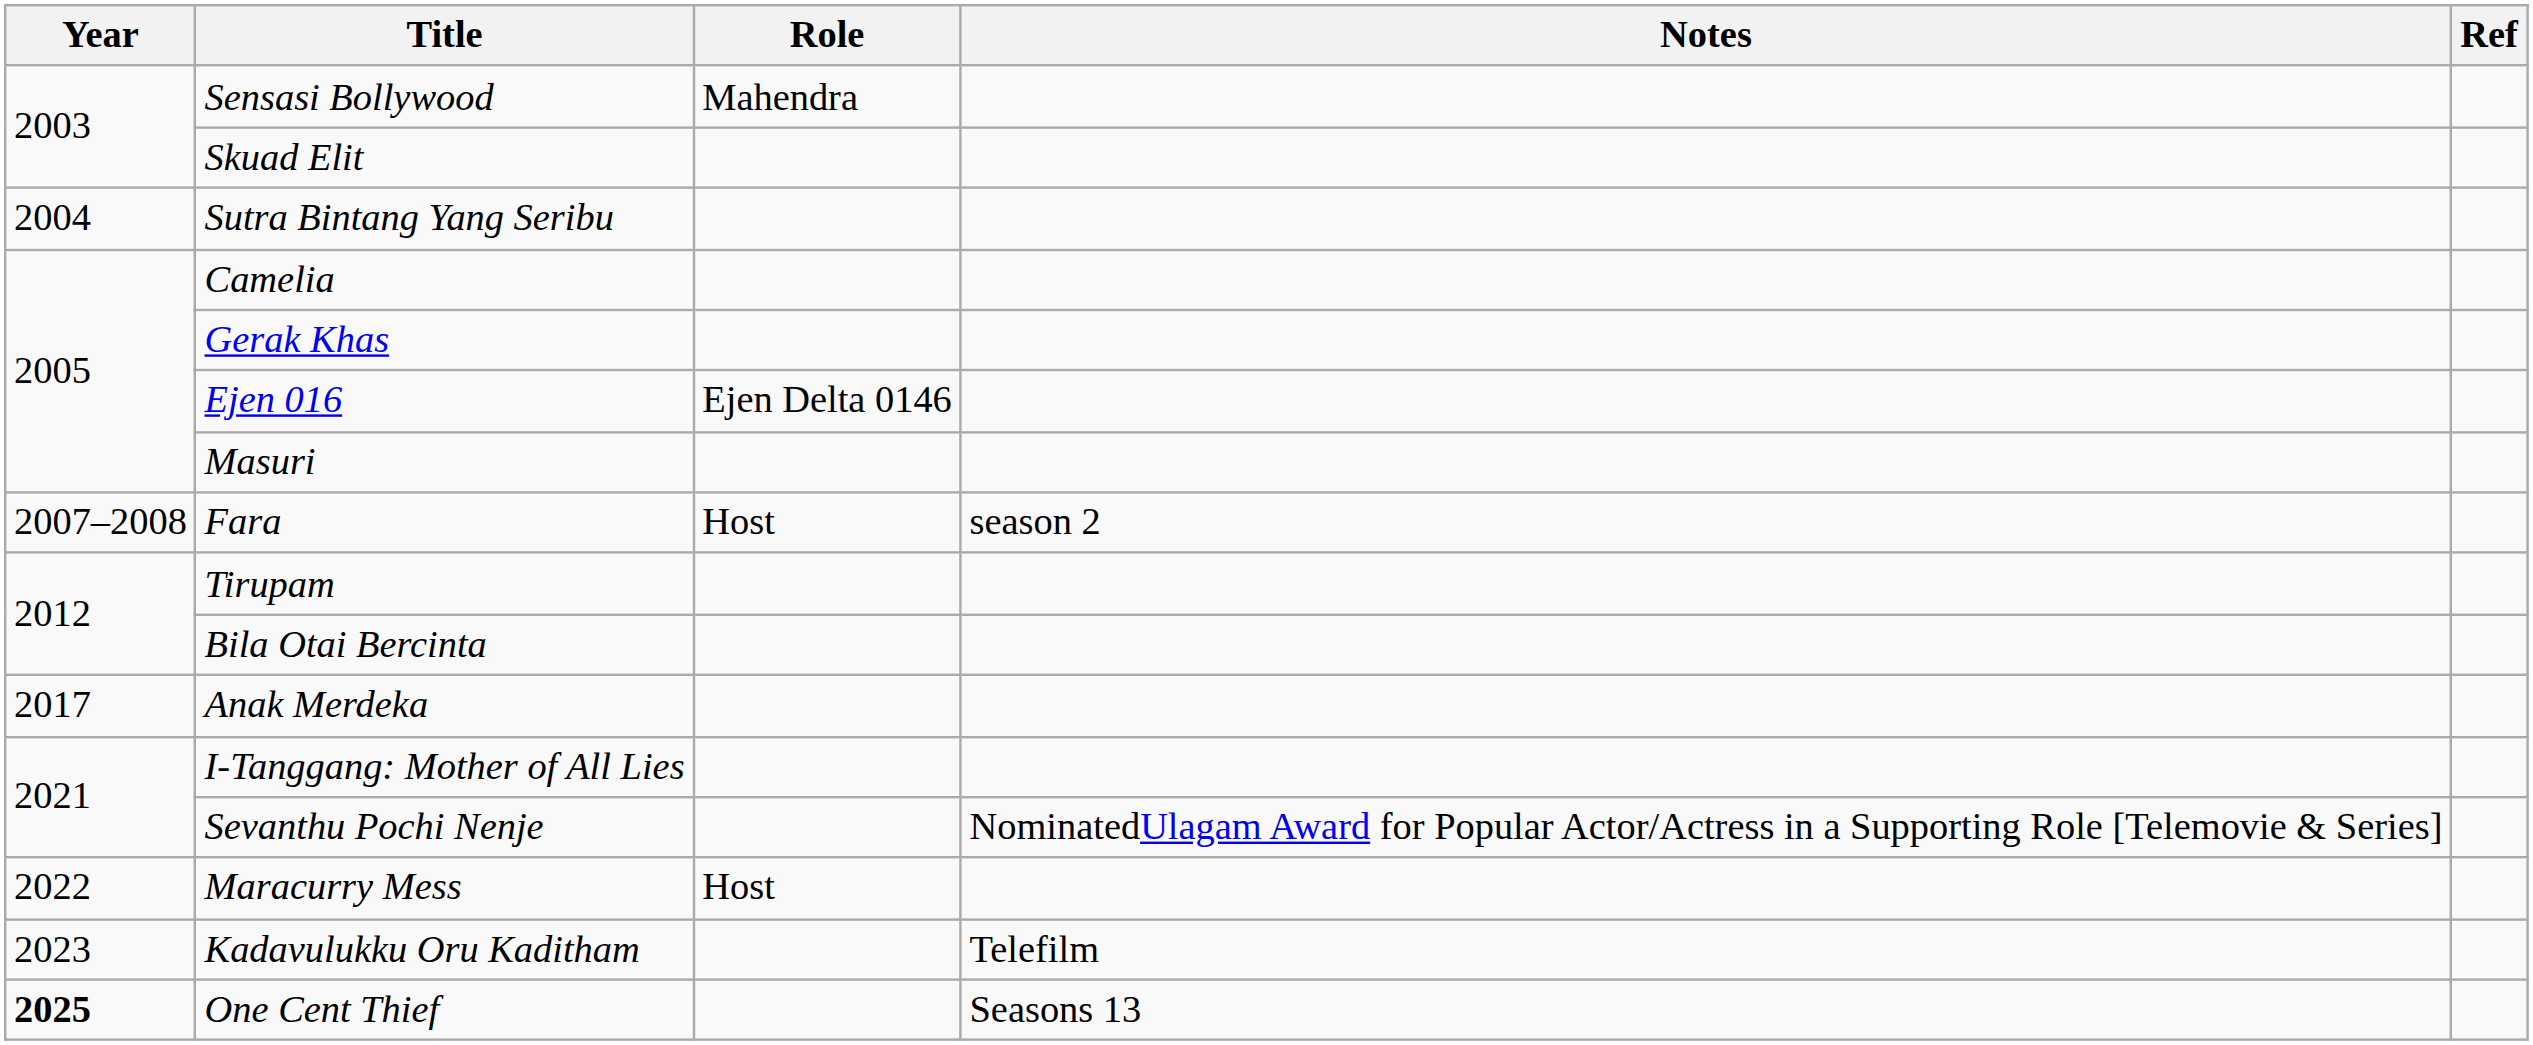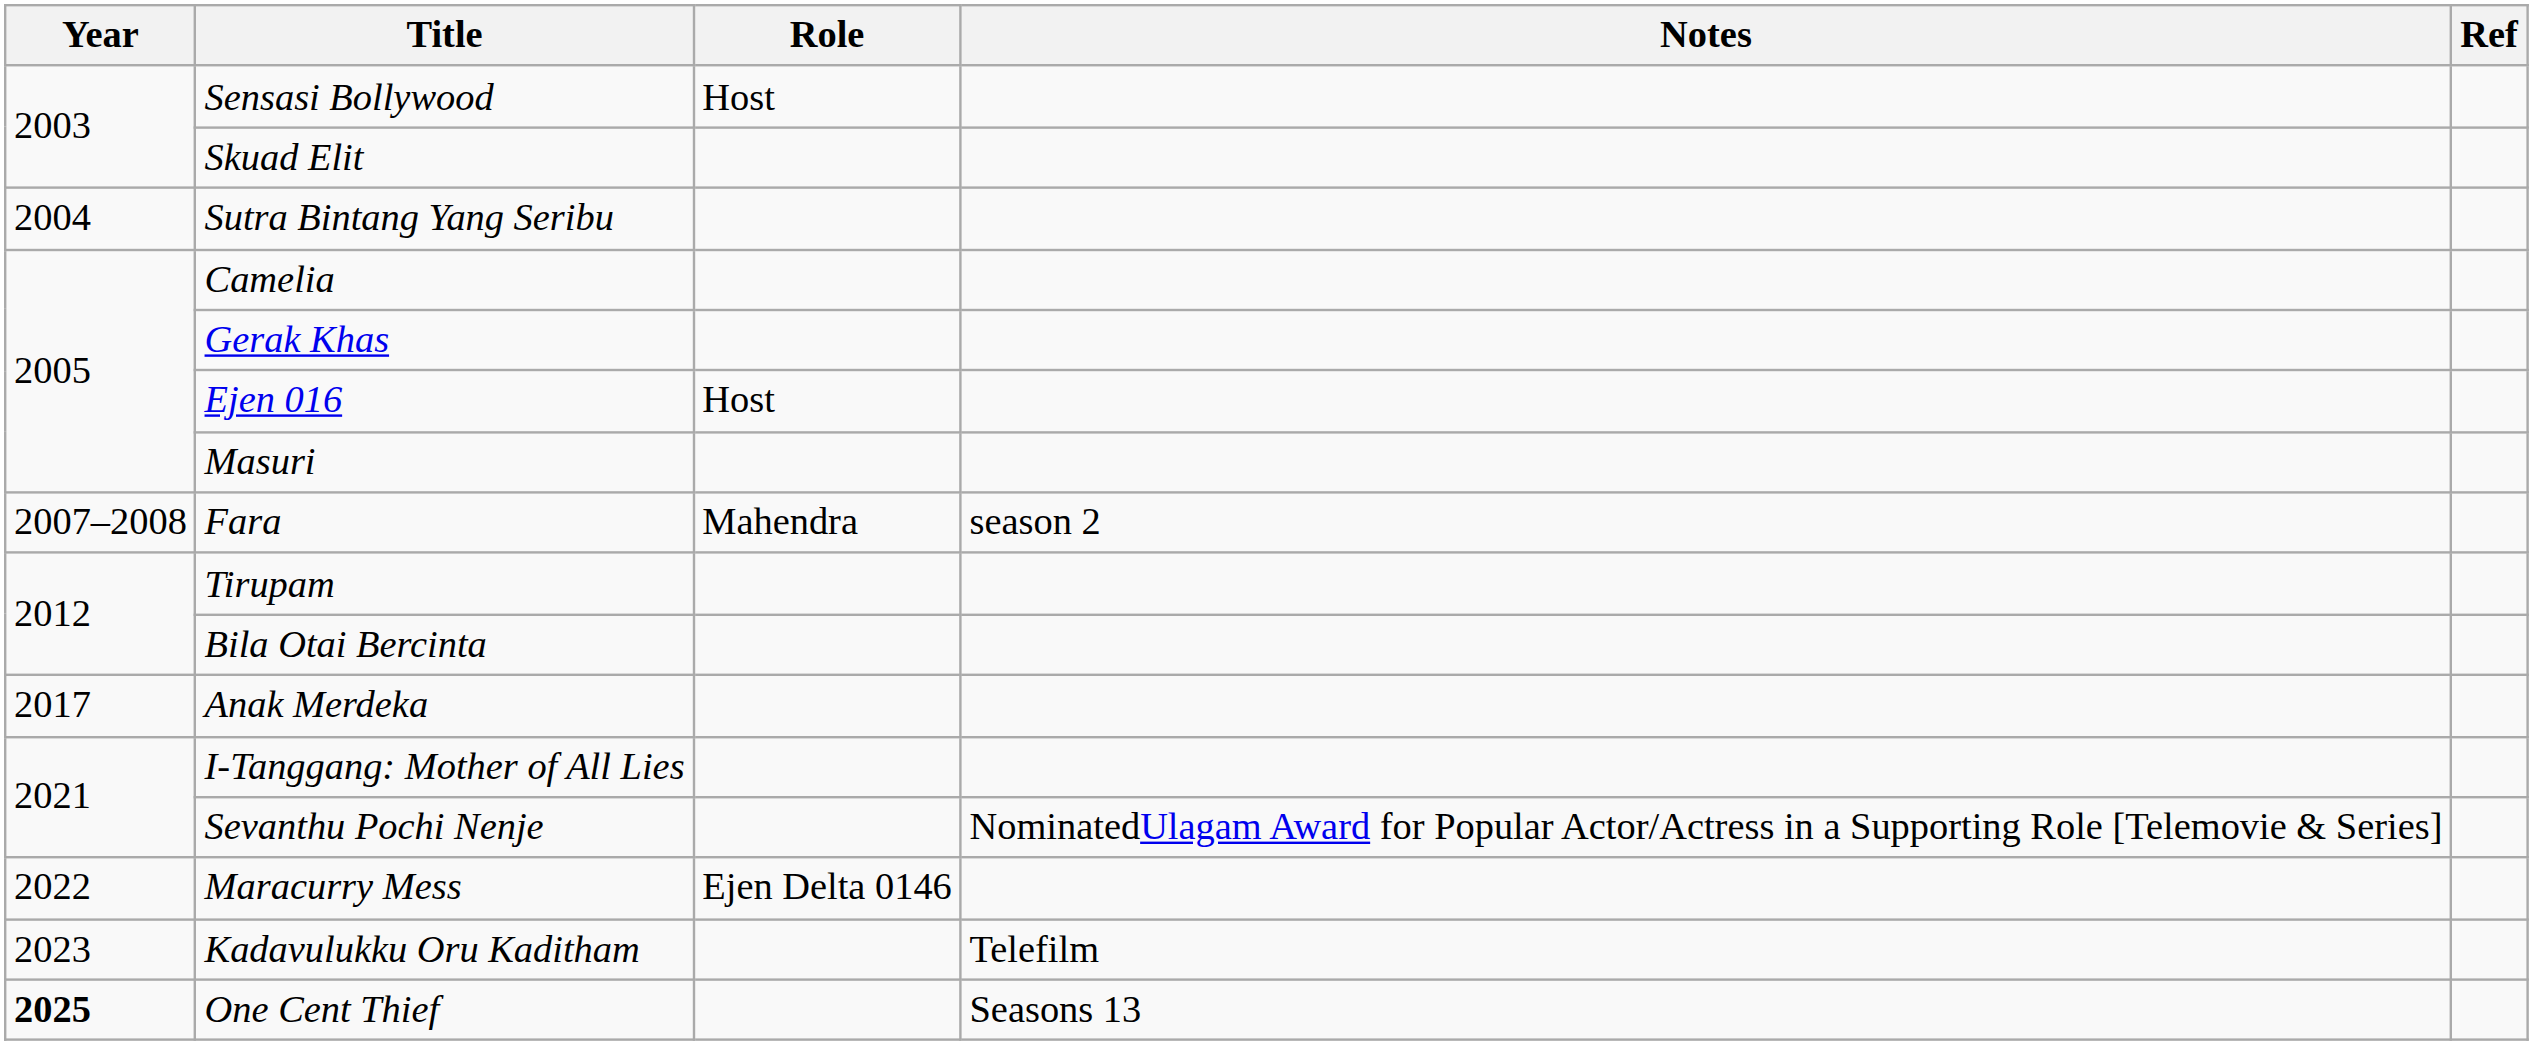(780, 95) Mahendra -> (739, 95) Host
(827, 400) Ejen Delta 0146 -> (739, 400) Host
(739, 522) Host -> (780, 522) Mahendra
(739, 887) Host -> (827, 887) Ejen Delta 0146
